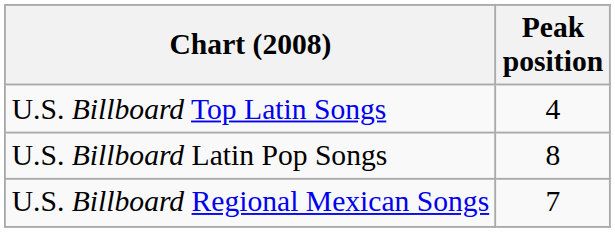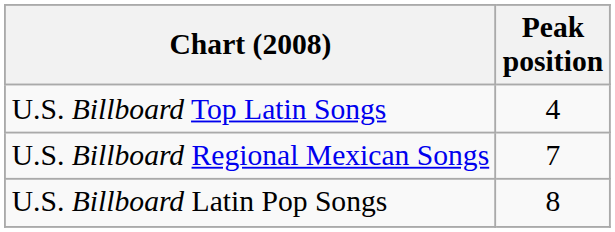rows swapped: (250, 202) <-> (200, 155)
